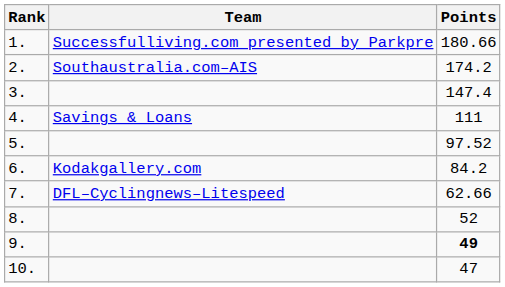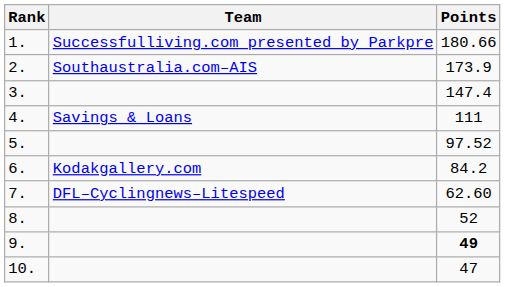(469, 68) 174.2 -> (469, 68) 173.9
(469, 194) 62.66 -> (469, 194) 62.60
